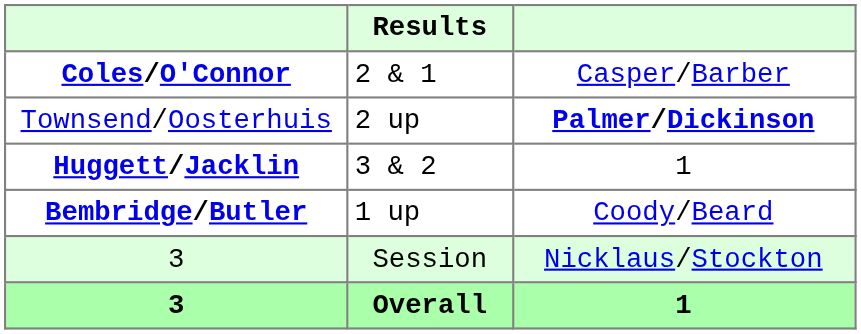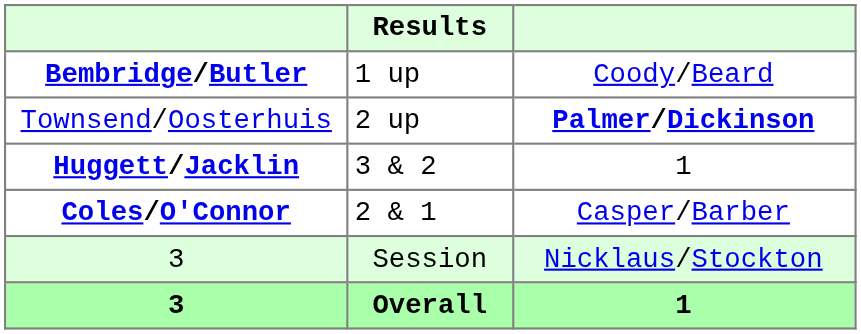rows swapped: (176, 74) <-> (176, 213)
